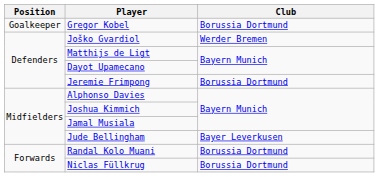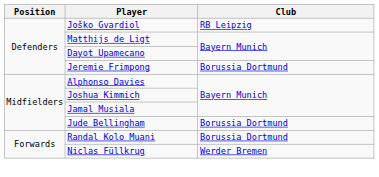- row: (98, 25)
(234, 39) Werder Bremen -> (226, 25) RB Leipzig
(241, 137) Bayer Leverkusen -> (244, 123) Borussia Dortmund
(244, 165) Borussia Dortmund -> (234, 151) Werder Bremen
